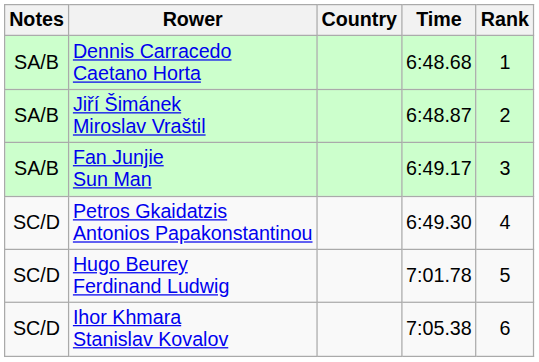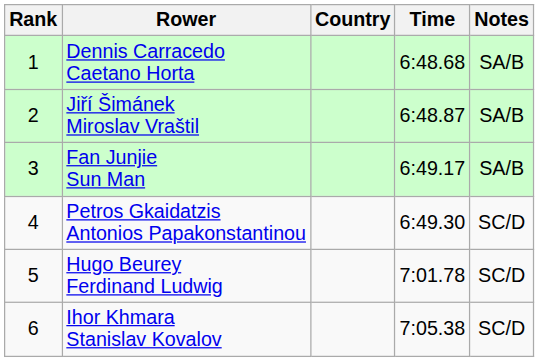columns swapped: (505, 20) <-> (36, 20)
